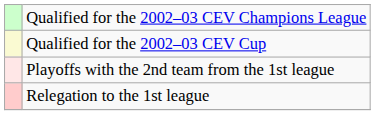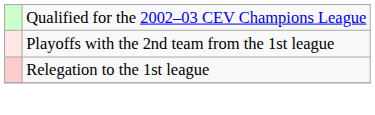- row: (146, 43)
